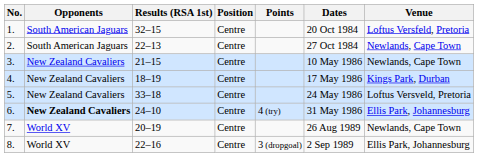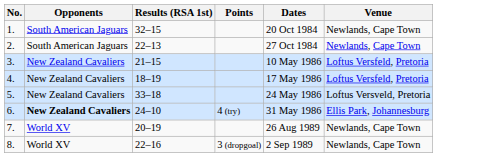- column: (235, 12)
(418, 29) Loftus Versfeld, Pretoria -> (373, 29) Newlands, Cape Town
(414, 62) Newlands, Cape Town -> (377, 62) Loftus Versfeld, Pretoria
(408, 78) Kings Park, Durban -> (377, 78) Loftus Versfeld, Pretoria
(418, 144) Ellis Park, Johannesburg -> (373, 144) Newlands, Cape Town
